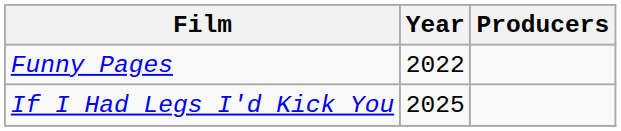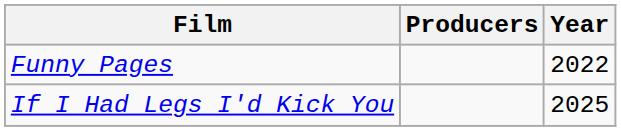columns swapped: (435, 25) <-> (543, 25)
